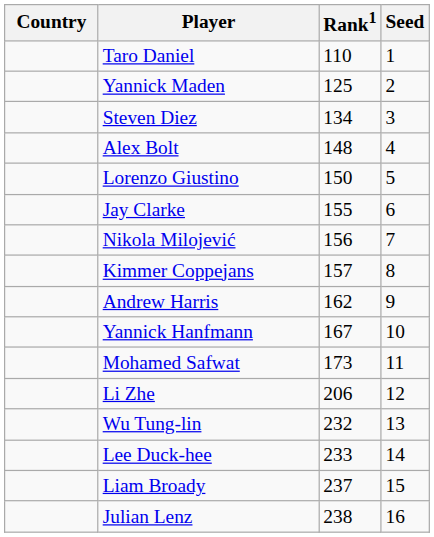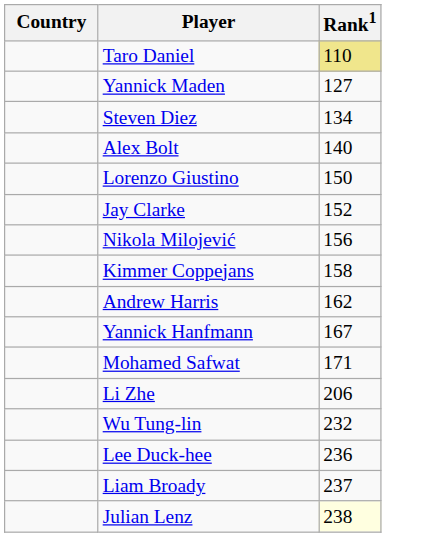- column: (405, 22)
(338, 55) no background -> (338, 55) khaki background
(338, 86) 125 -> (338, 86) 127
(338, 147) 148 -> (338, 147) 140
(338, 209) 155 -> (338, 209) 152
(338, 270) 157 -> (338, 270) 158
(338, 362) 173 -> (338, 362) 171
(338, 454) 233 -> (338, 454) 236
(338, 516) no background -> (338, 516) lightyellow background
